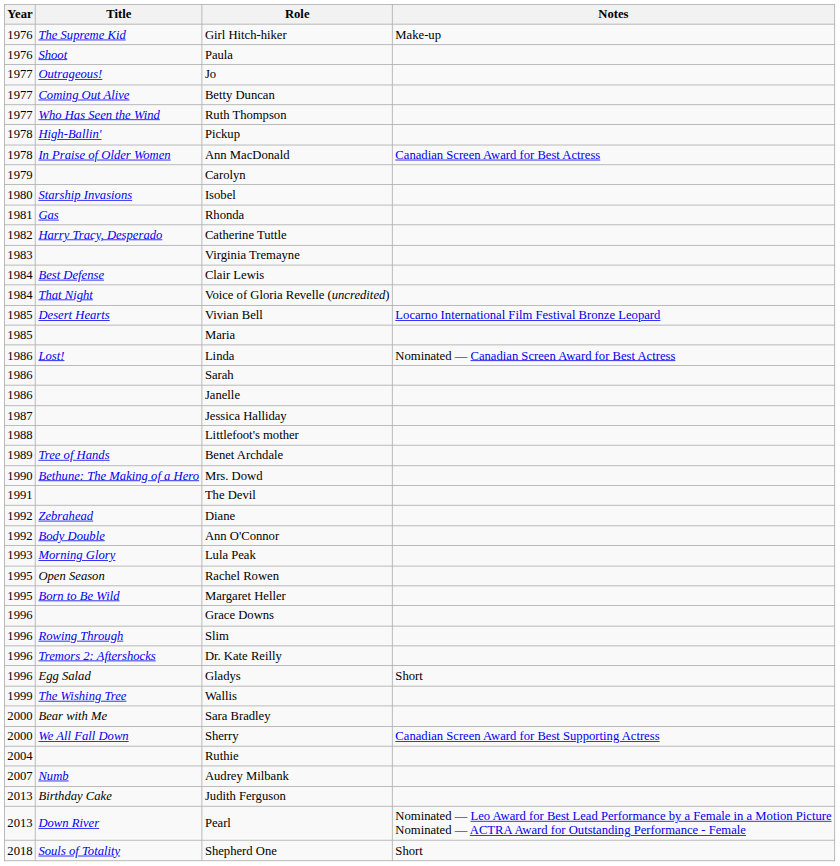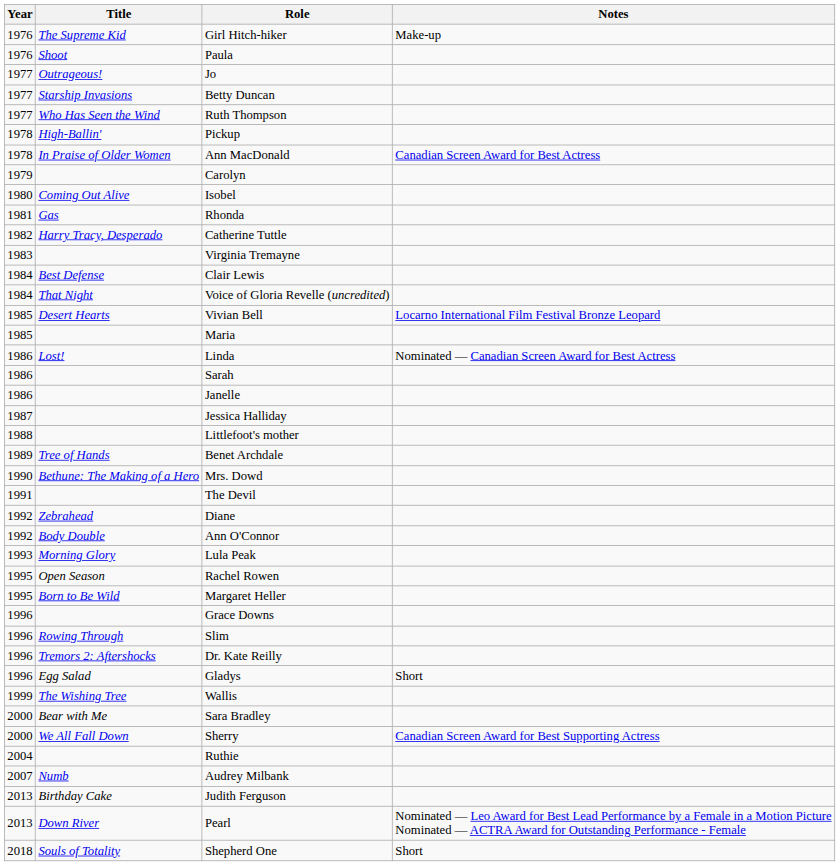(84, 94) Coming Out Alive -> (85, 94) Starship Invasions
(85, 194) Starship Invasions -> (84, 194) Coming Out Alive
